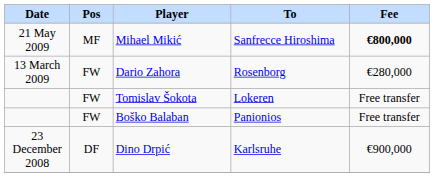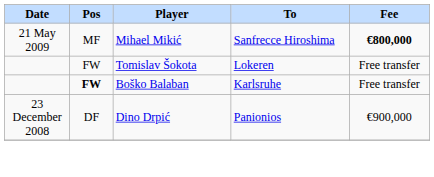- row: (148, 72)
(91, 117) normal -> (91, 84) bold
(257, 117) Panionios -> (257, 84) Karlsruhe
(257, 149) Karlsruhe -> (257, 117) Panionios
